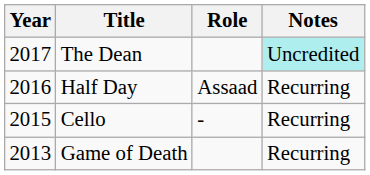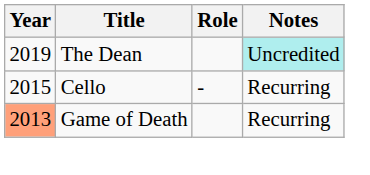(30, 53) 2017 -> (30, 53) 2019
- row: (99, 86)
(30, 152) no background -> (30, 119) lightsalmon background
